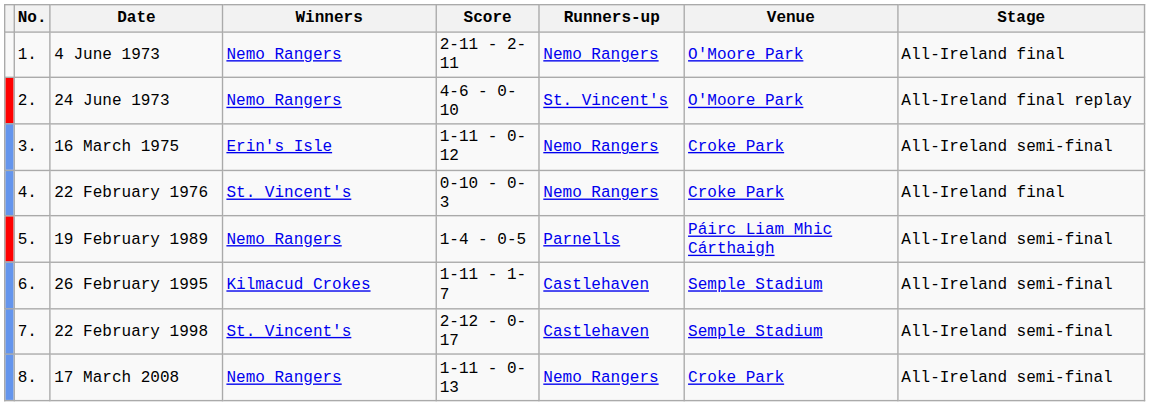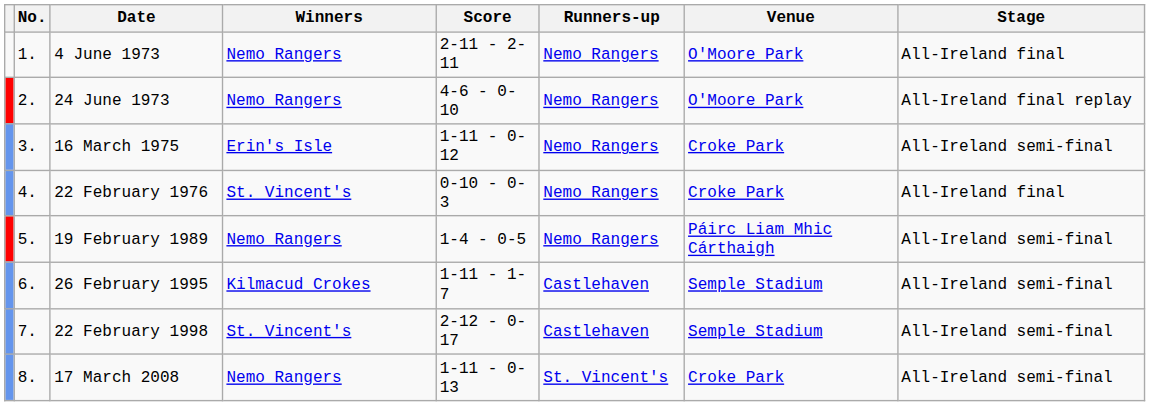(606, 100) St. Vincent's -> (601, 100) Nemo Rangers
(582, 239) Parnells -> (601, 239) Nemo Rangers
(601, 377) Nemo Rangers -> (606, 377) St. Vincent's
